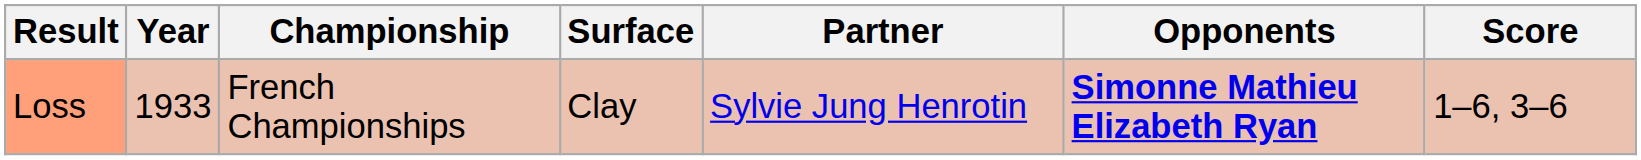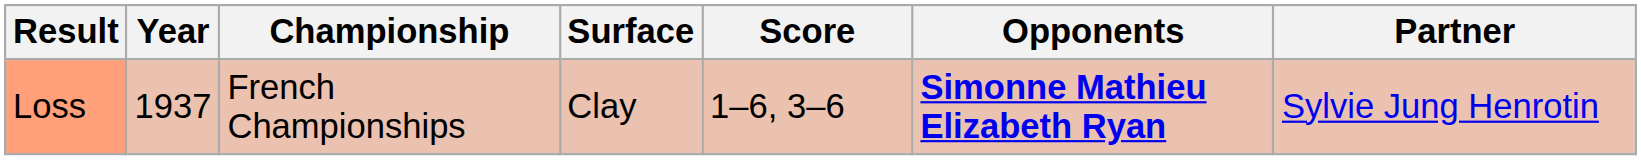columns swapped: (883, 31) <-> (1530, 31)
(173, 106) 1933 -> (173, 106) 1937
